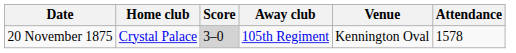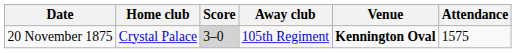(382, 36) normal -> (385, 36) bold
(449, 36) 1578 -> (455, 36) 1575
